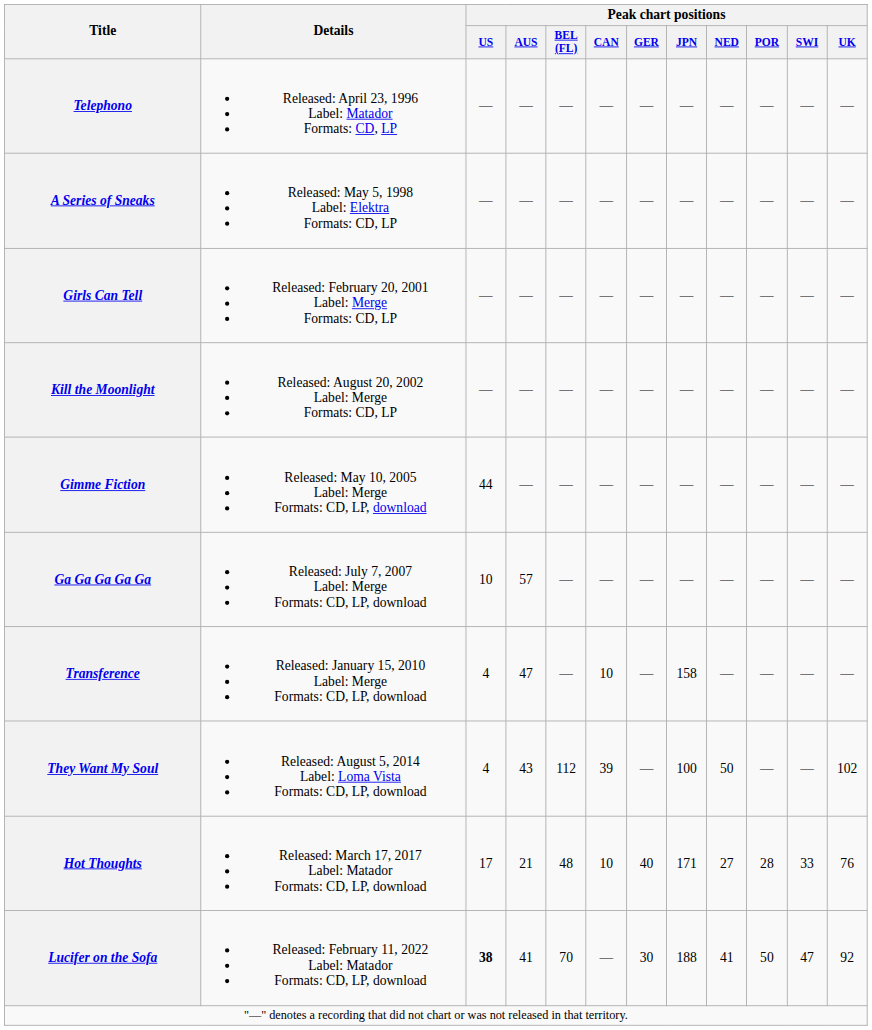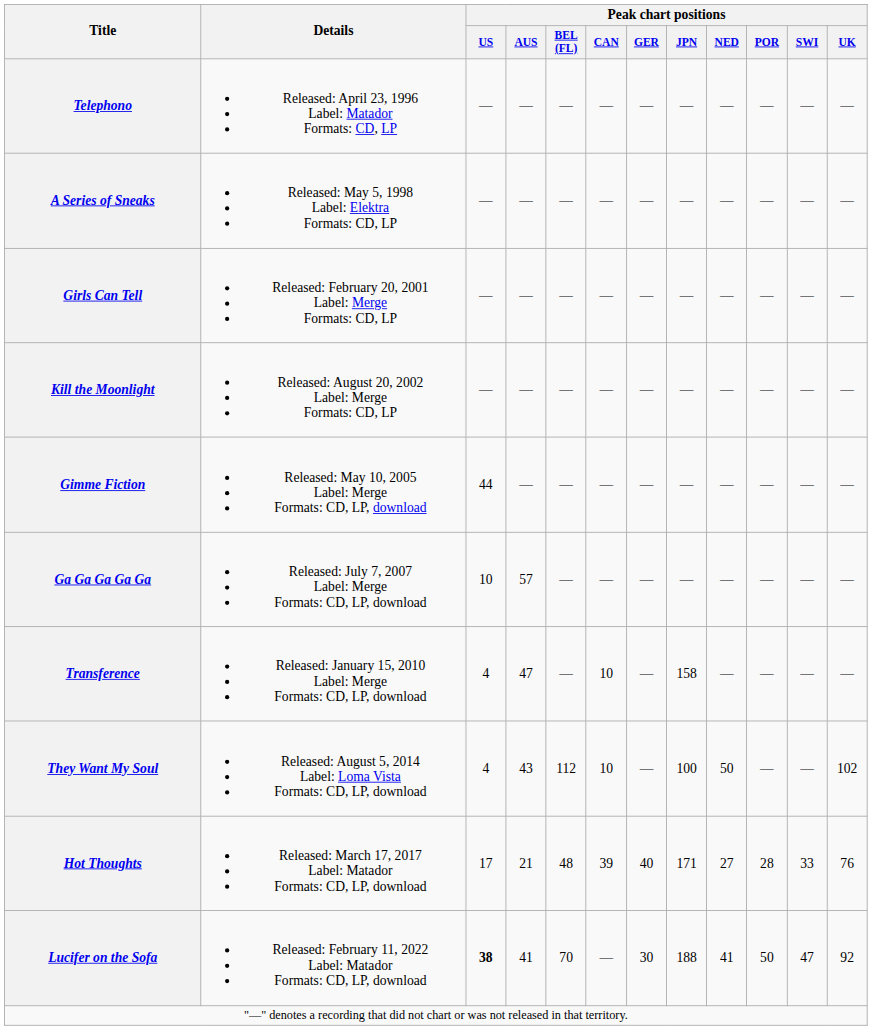(606, 768) 39 -> (606, 768) 10
(606, 863) 10 -> (606, 863) 39
